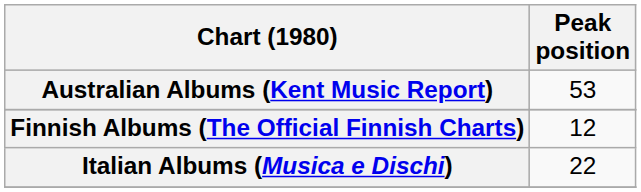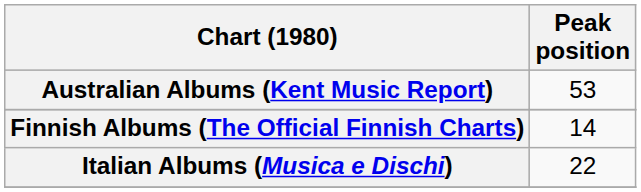(583, 128) 12 -> (583, 128) 14
